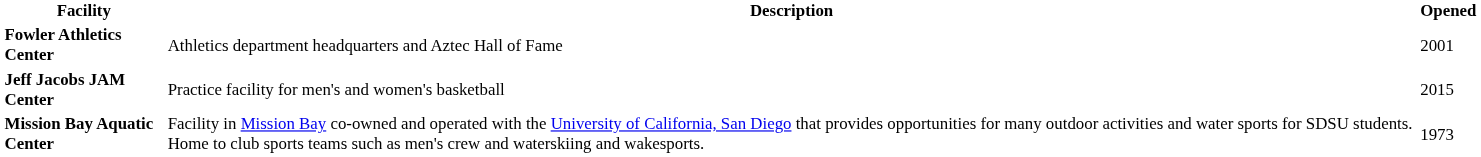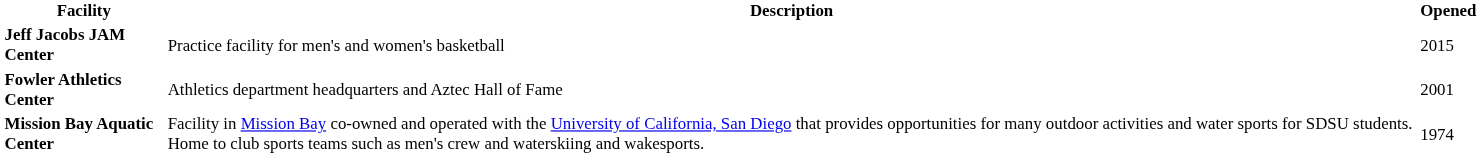rows swapped: (63, 44) <-> (65, 89)
(1437, 133) 1973 -> (1437, 133) 1974
